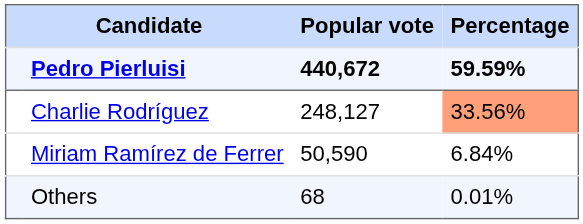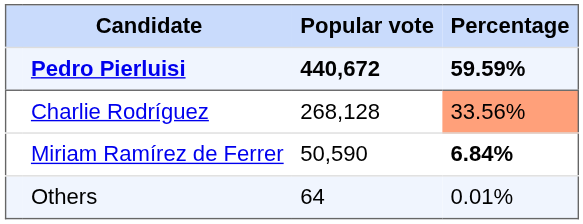(340, 111) 248,127 -> (340, 111) 268,128
(482, 154) normal -> (482, 154) bold
(312, 197) 68 -> (312, 197) 64
